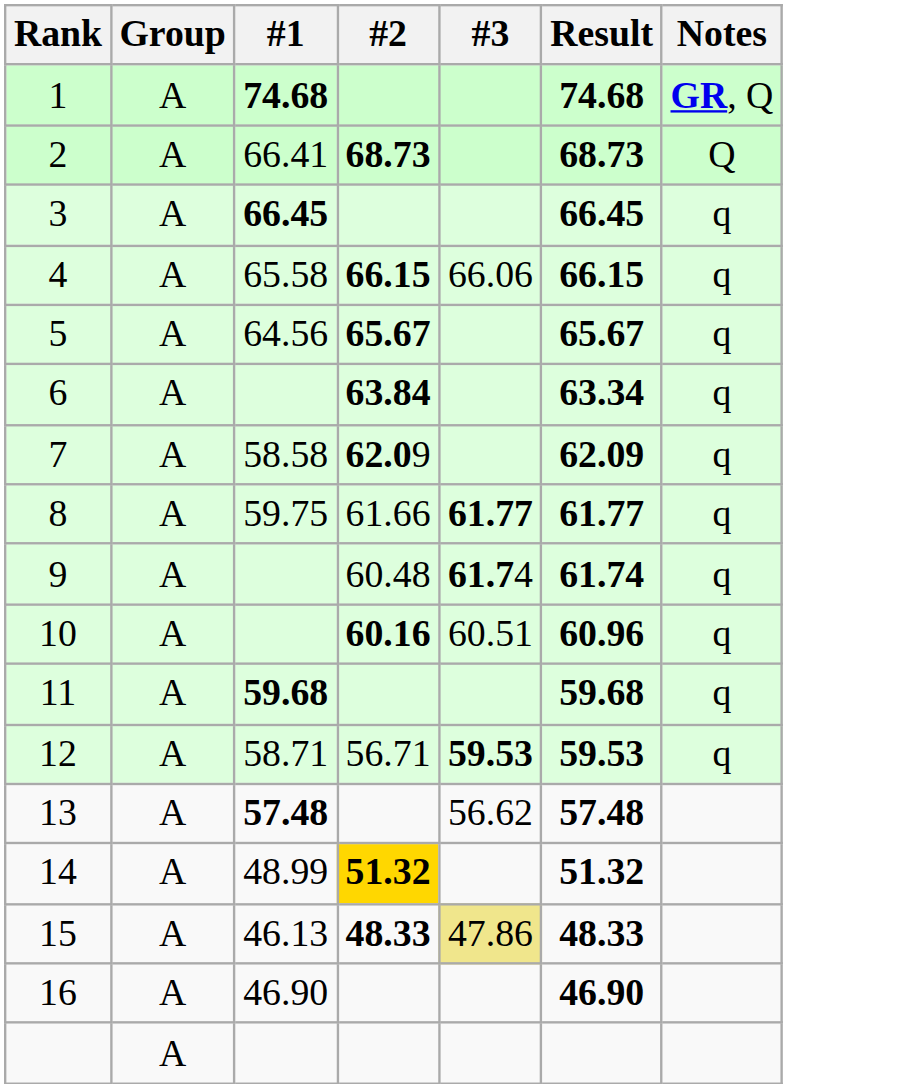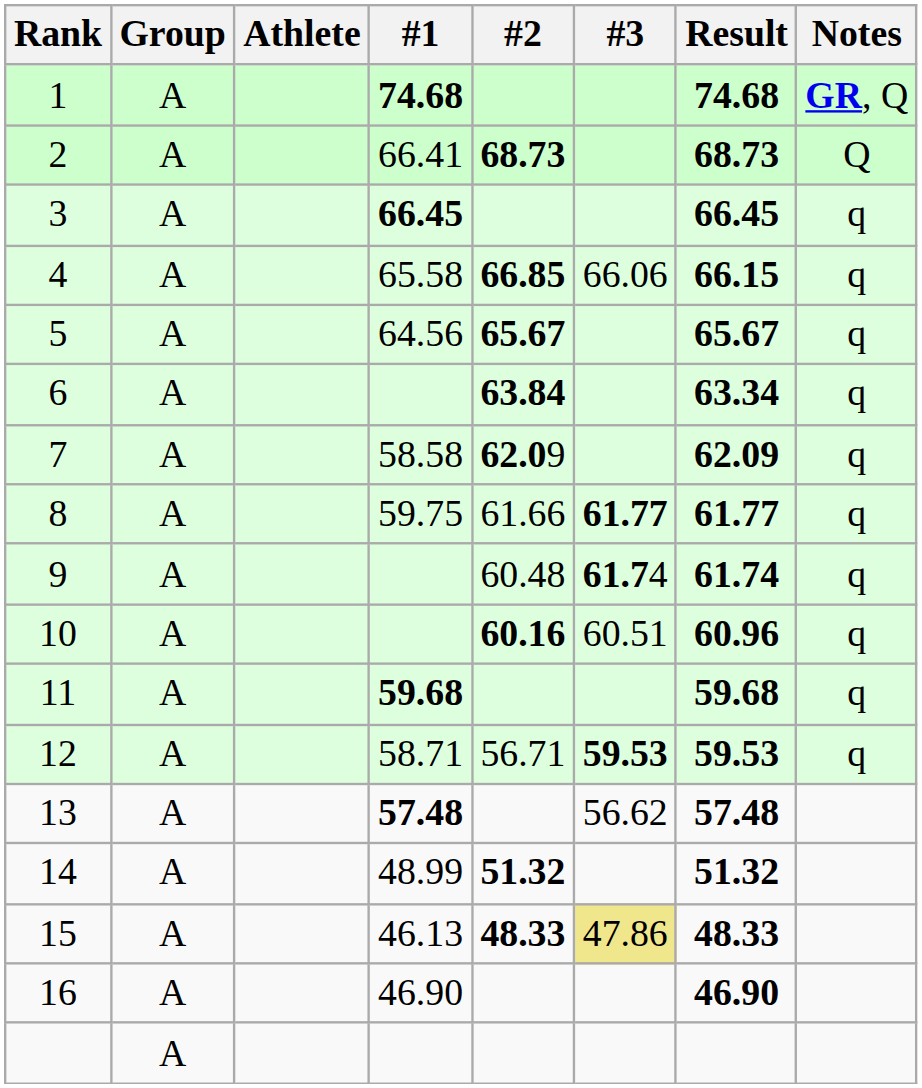+ column: (302, 34)
(388, 273) 66.15 -> (523, 273) 66.85
(388, 872) gold background -> (523, 872) no background
